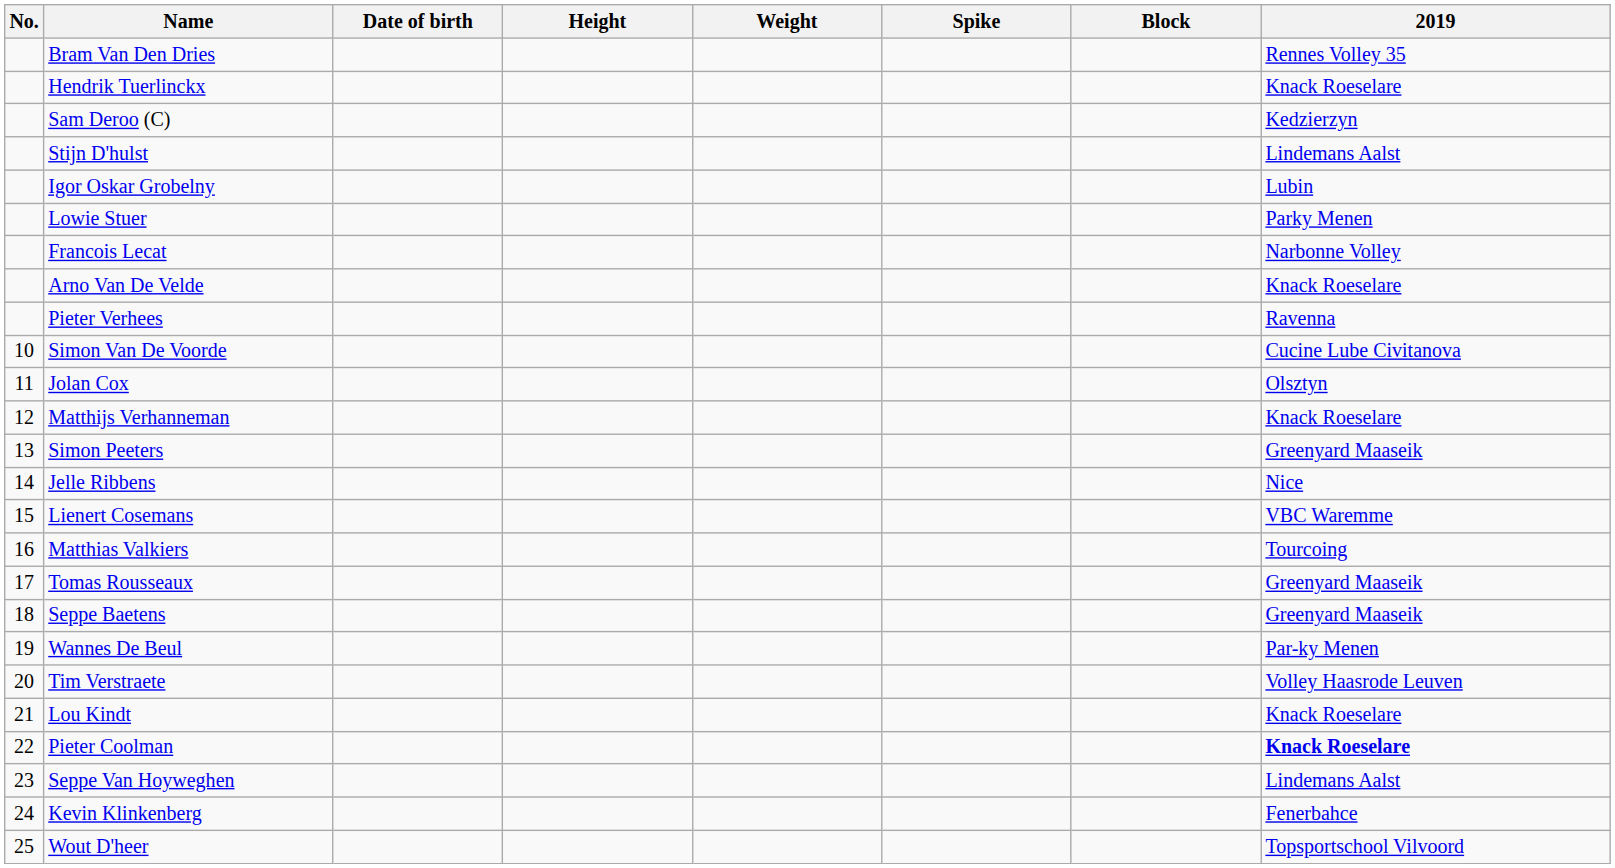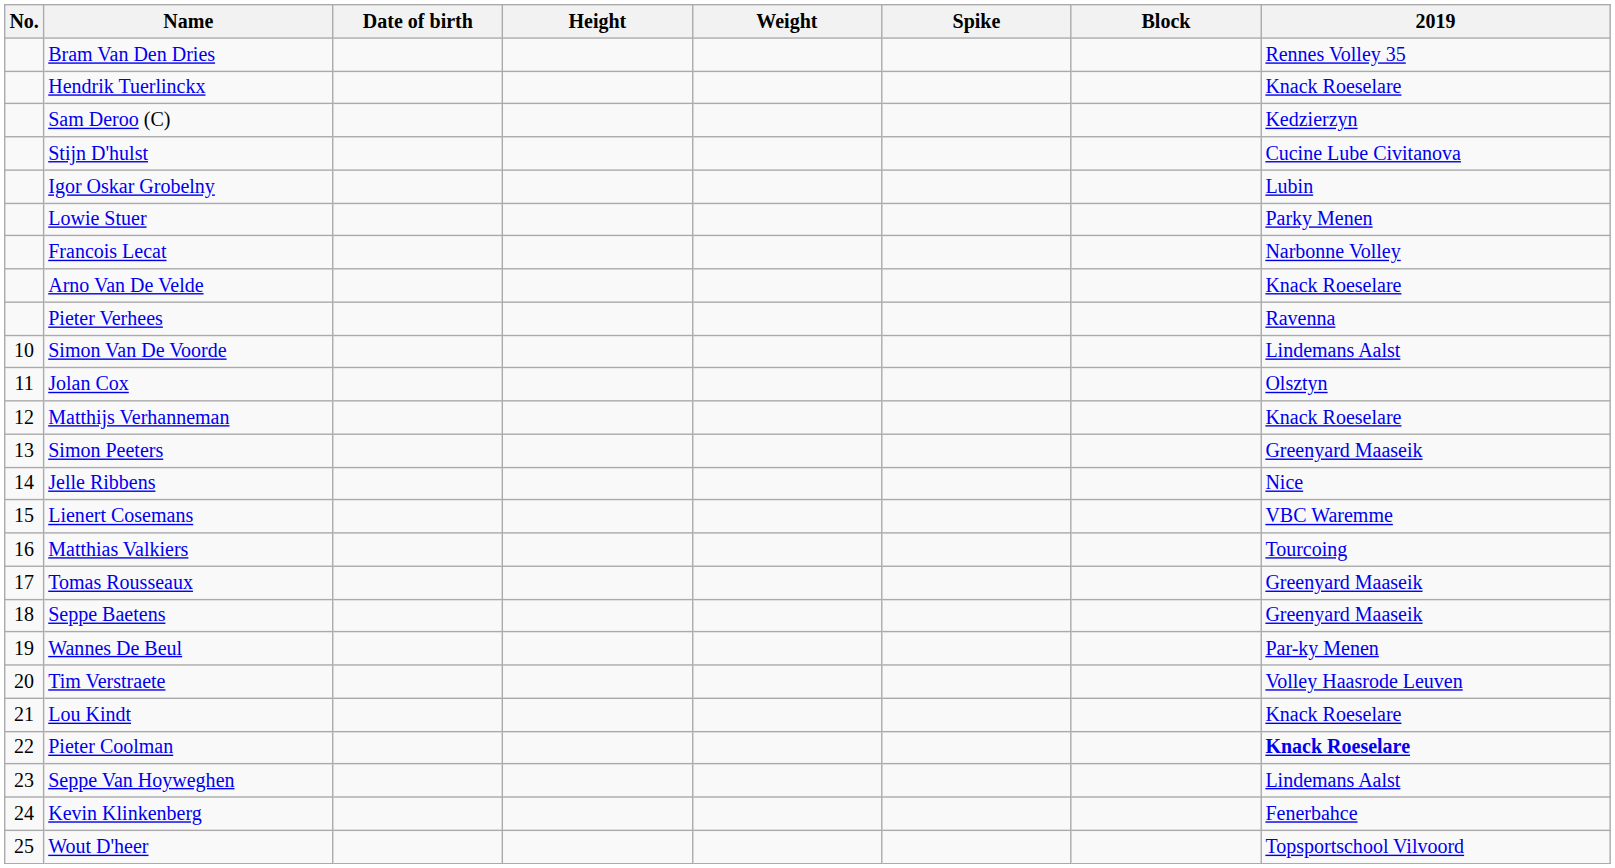(1333, 153) Lindemans Aalst -> (1363, 153) Cucine Lube Civitanova
(1363, 351) Cucine Lube Civitanova -> (1333, 351) Lindemans Aalst
